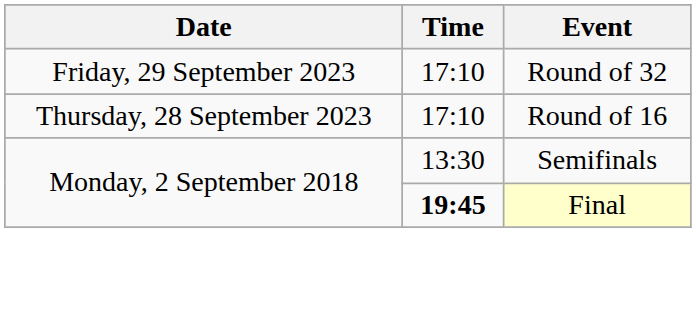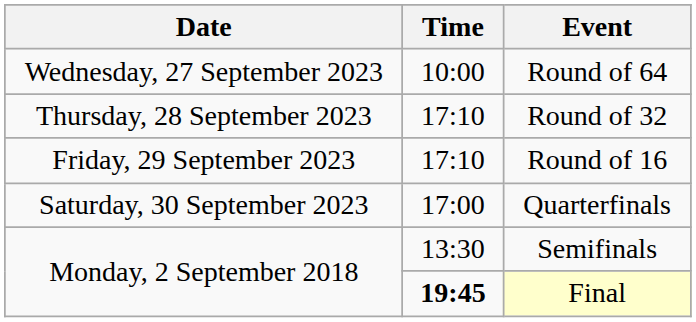+ row: (597, 71)
(204, 71) Friday, 29 September 2023 -> (204, 115) Thursday, 28 September 2023
(204, 115) Thursday, 28 September 2023 -> (204, 159) Friday, 29 September 2023
+ row: (597, 204)
